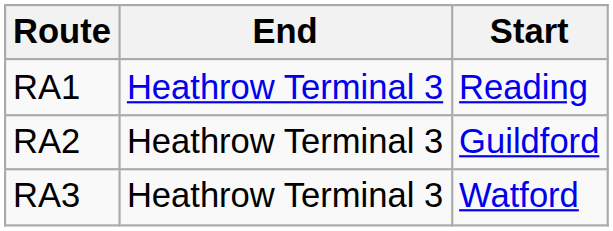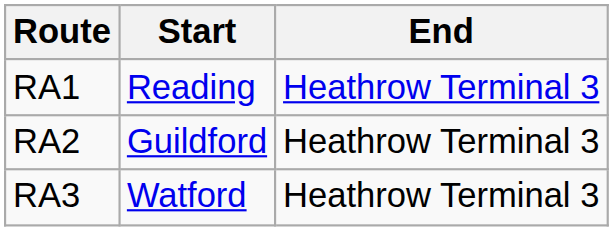columns swapped: (529, 31) <-> (285, 31)
